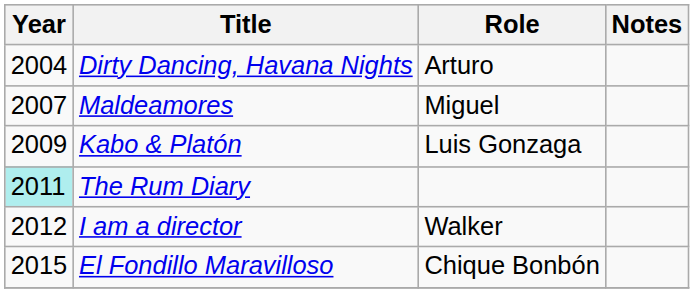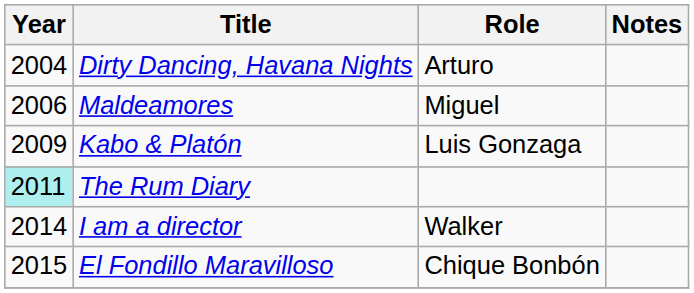(39, 105) 2007 -> (39, 105) 2006
(39, 226) 2012 -> (39, 226) 2014
